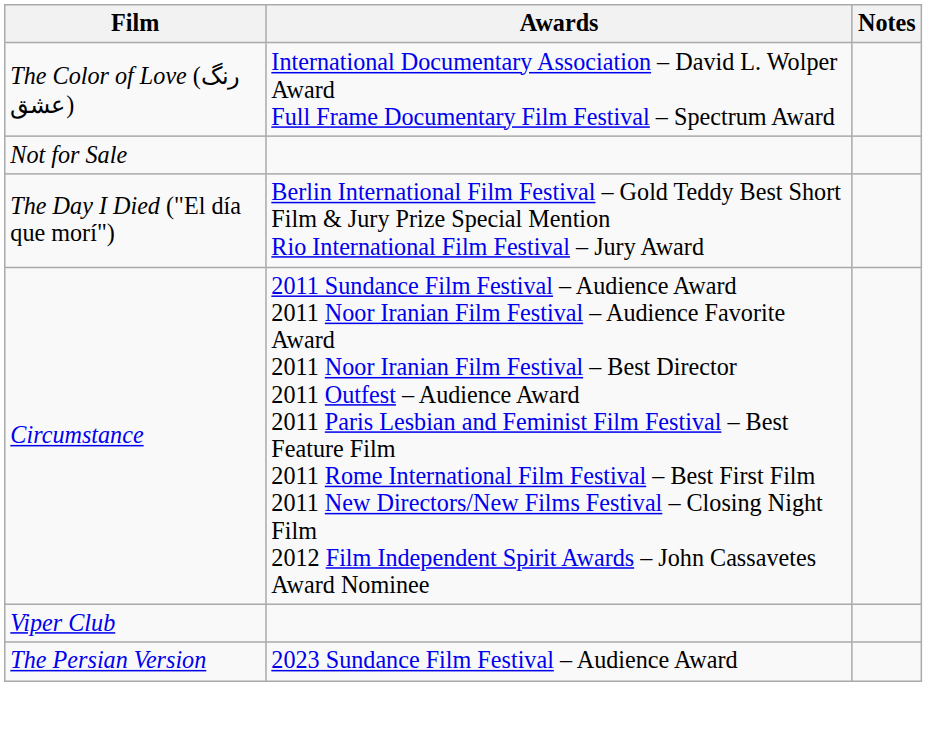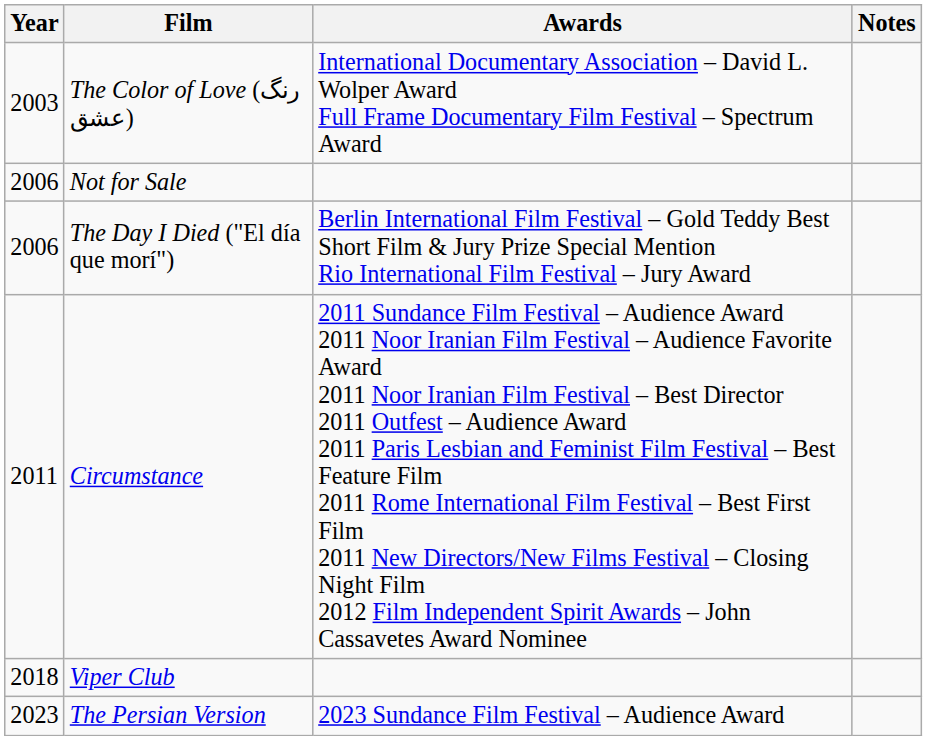+ column: (34, 23)
